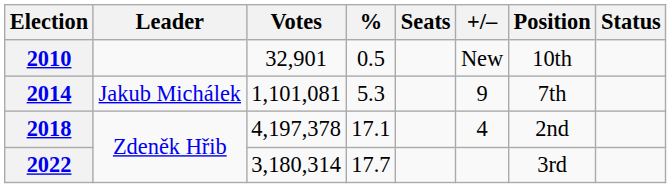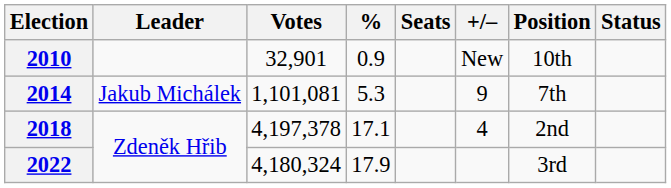(371, 57) 0.5 -> (371, 57) 0.9
(296, 164) 3,180,314 -> (296, 164) 4,180,324
(371, 164) 17.7 -> (371, 164) 17.9
